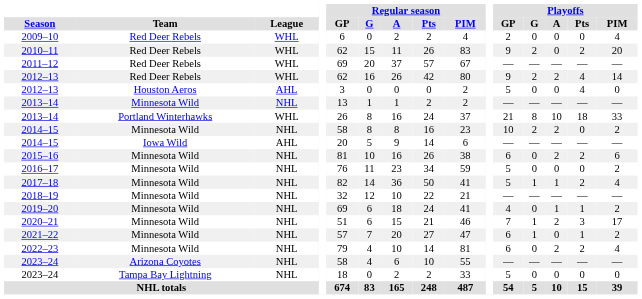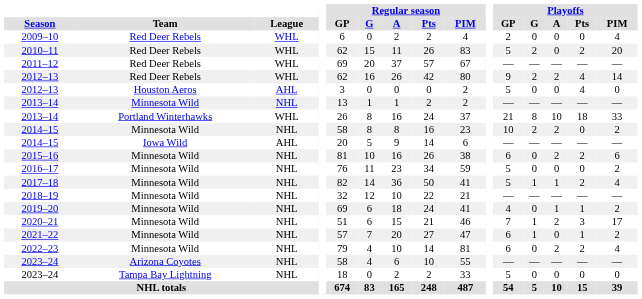(508, 50) 9 -> (508, 50) 5
